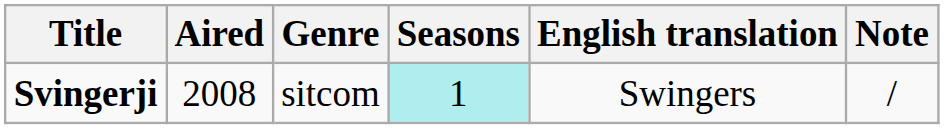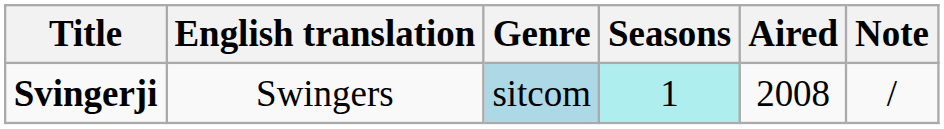columns swapped: (687, 33) <-> (219, 33)
(330, 92) no background -> (542, 92) lightblue background
